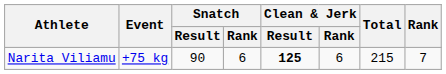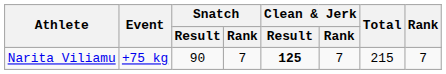(242, 58) 6 -> (242, 58) 7
(339, 58) 6 -> (339, 58) 7
